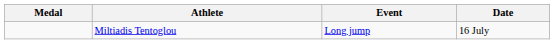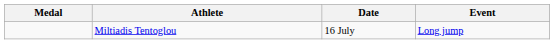columns swapped: (389, 13) <-> (503, 13)
